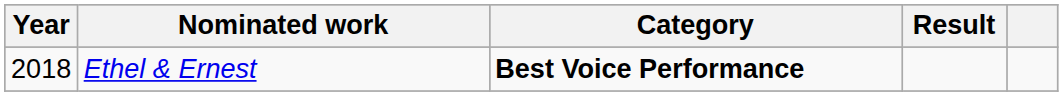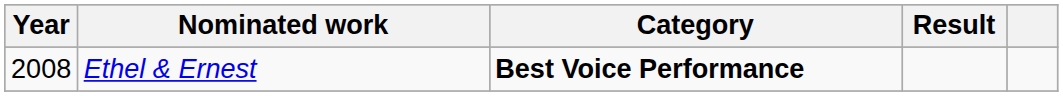(41, 68) 2018 -> (41, 68) 2008
